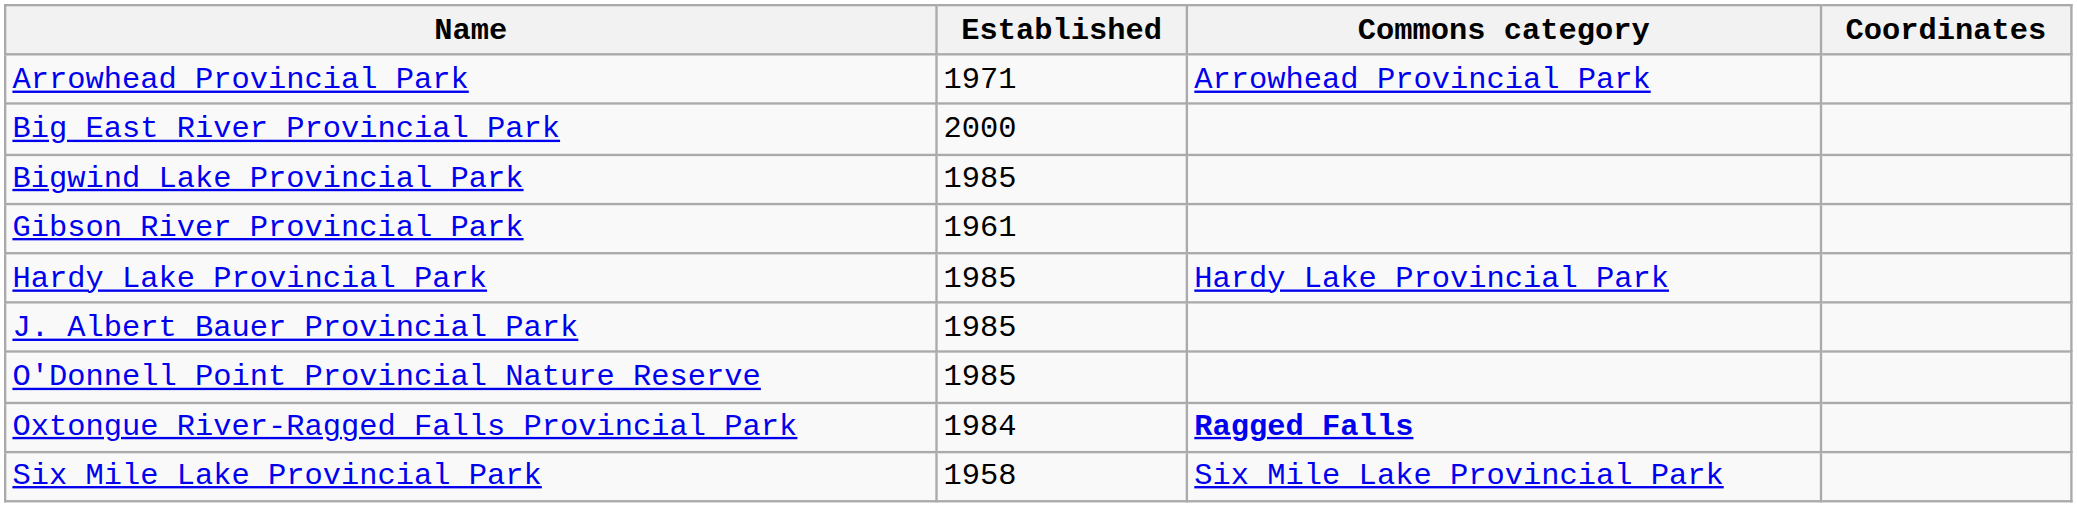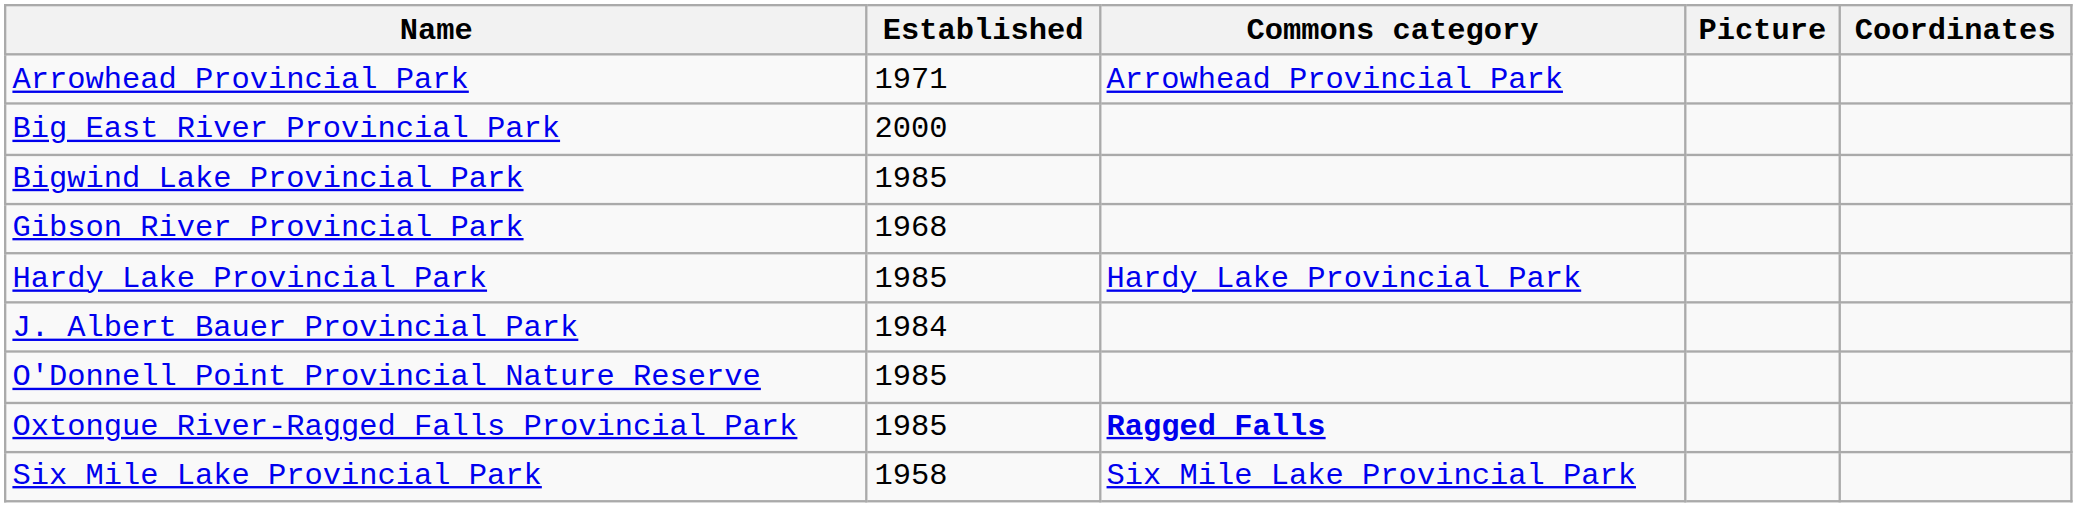+ column: (1762, 30)
(980, 228) 1961 -> (911, 228) 1968
(980, 327) 1985 -> (911, 327) 1984
(980, 427) 1984 -> (911, 427) 1985
